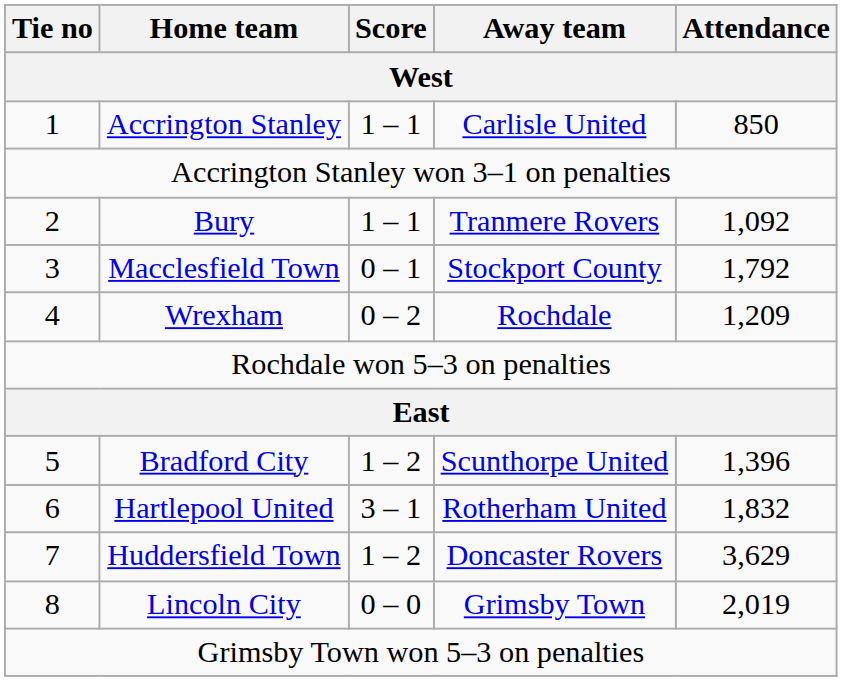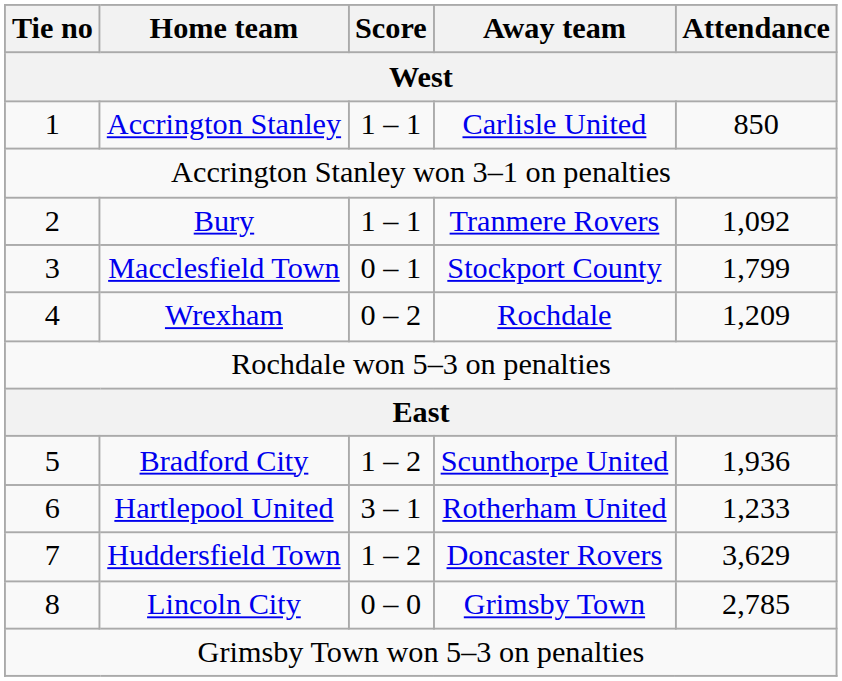(756, 268) 1,792 -> (756, 268) 1,799
(756, 460) 1,396 -> (756, 460) 1,936
(756, 508) 1,832 -> (756, 508) 1,233
(756, 603) 2,019 -> (756, 603) 2,785
